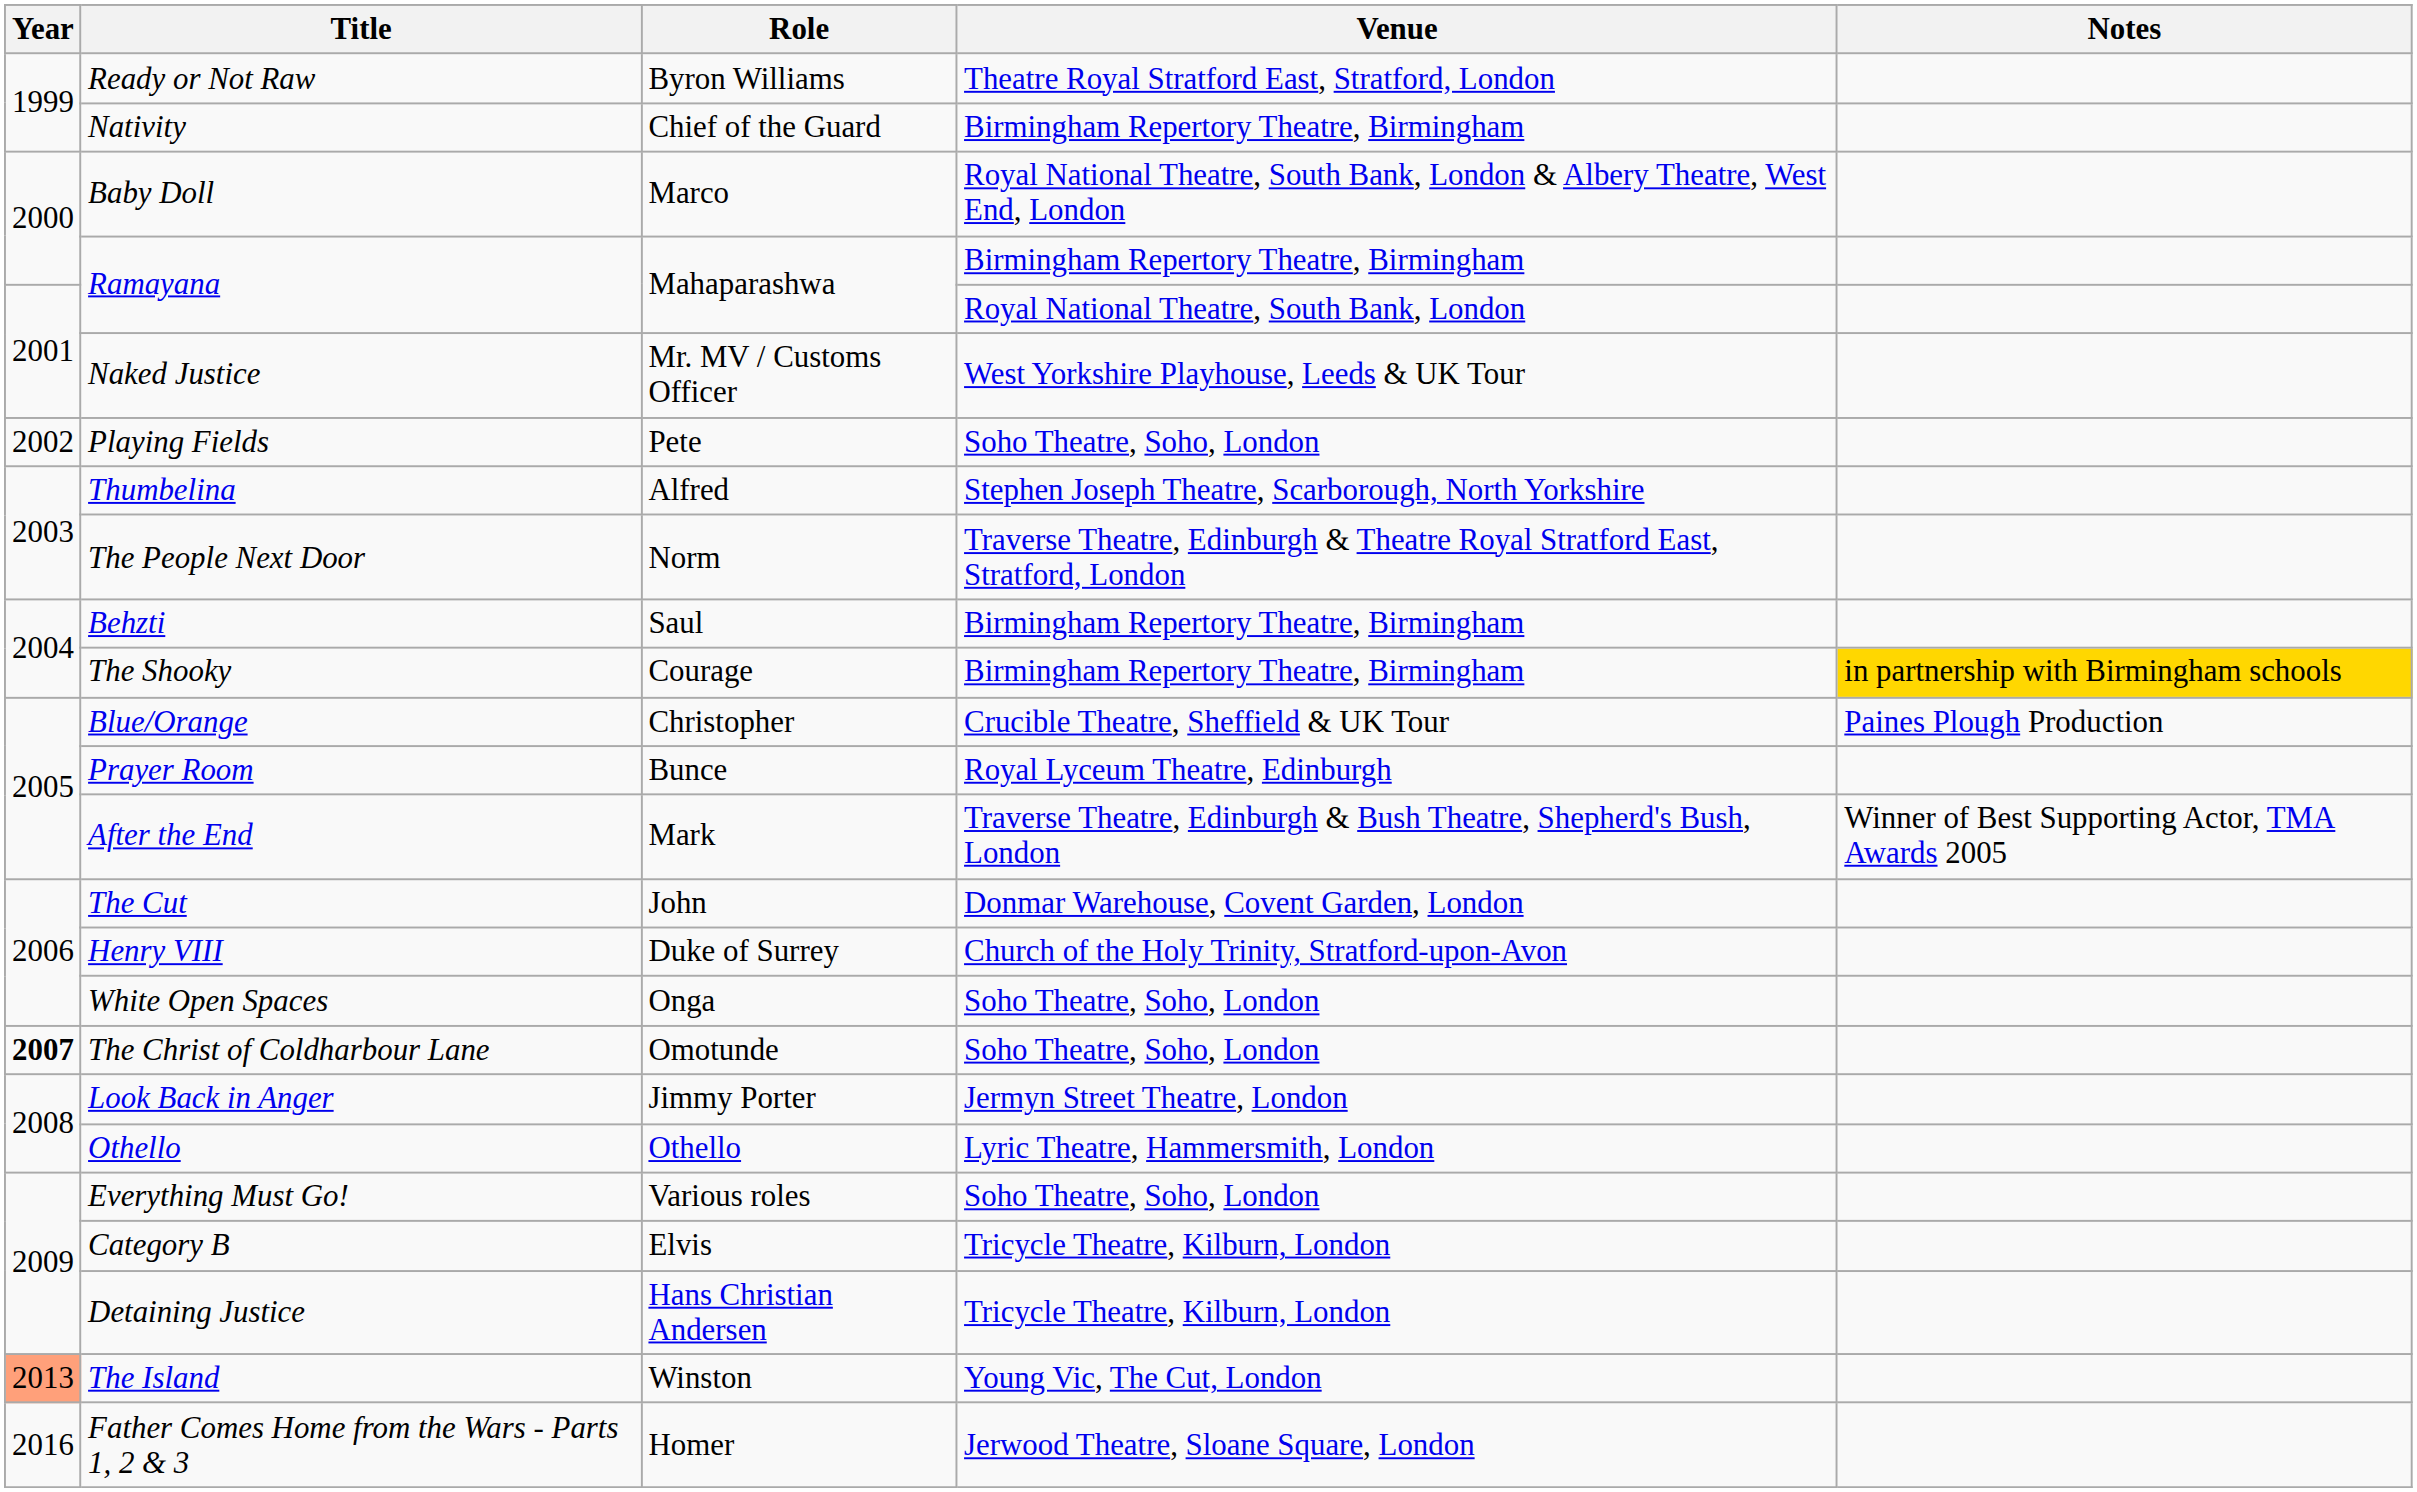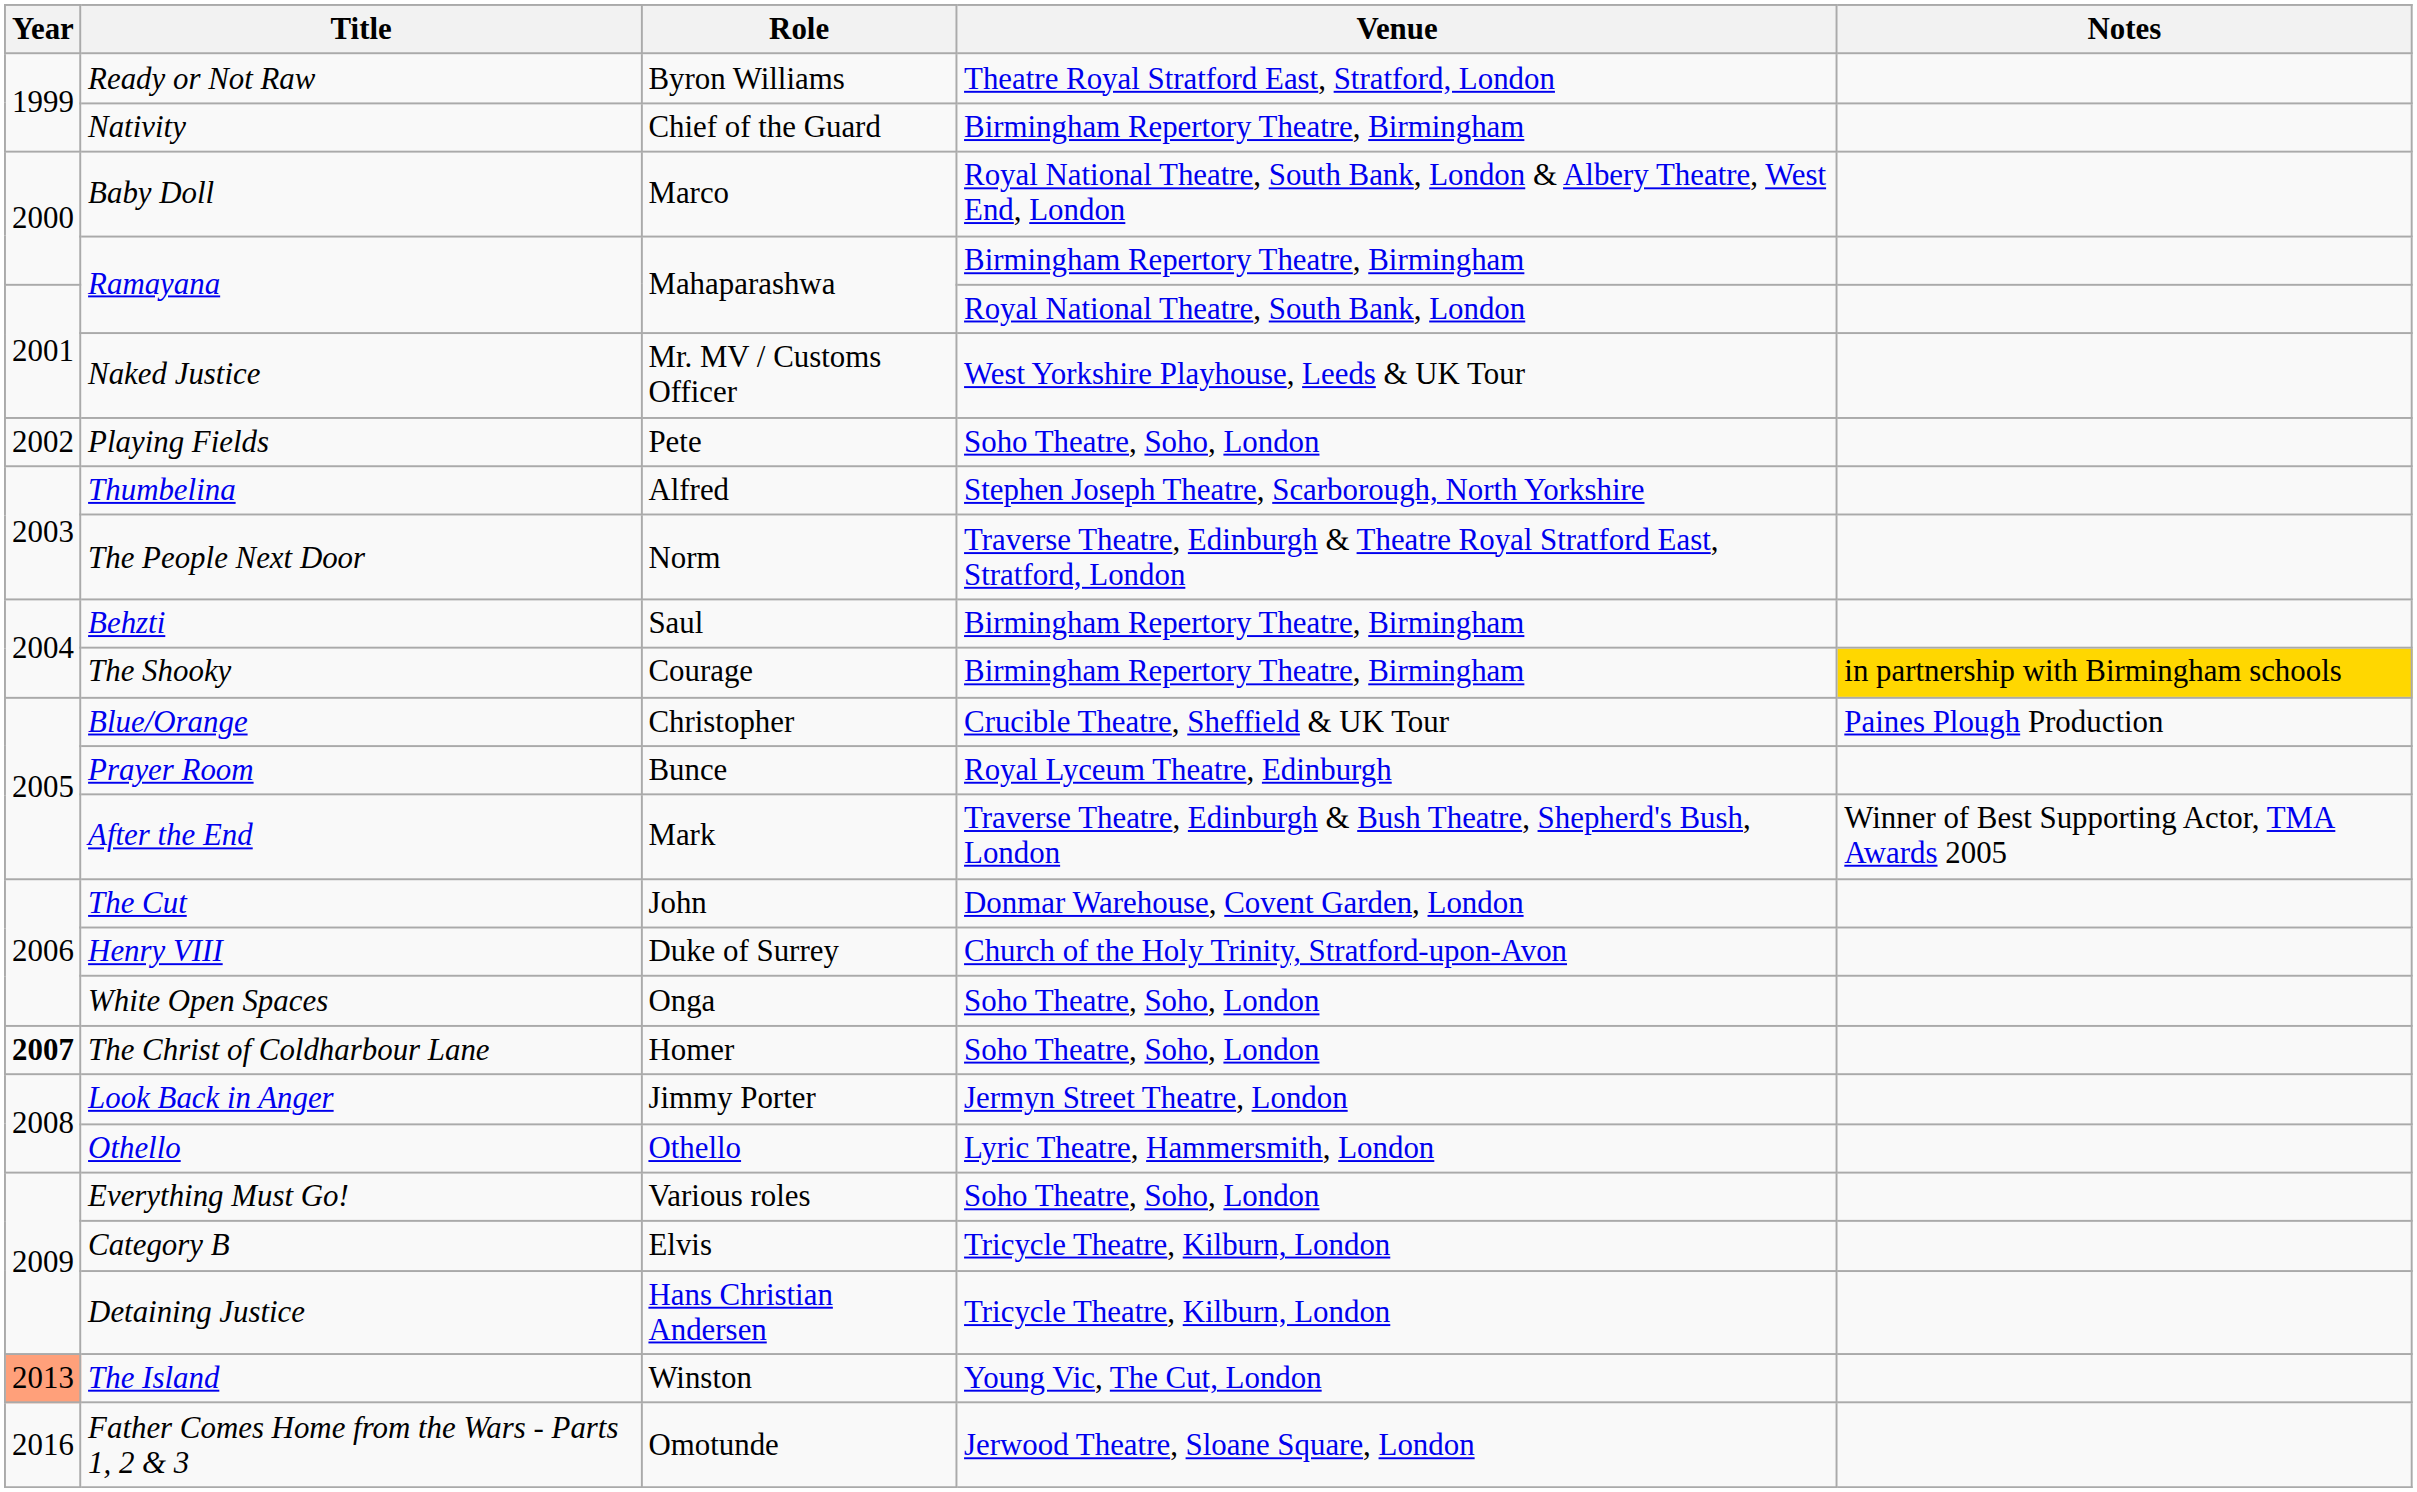(714, 1049) Omotunde -> (691, 1049) Homer
(691, 1444) Homer -> (714, 1444) Omotunde
